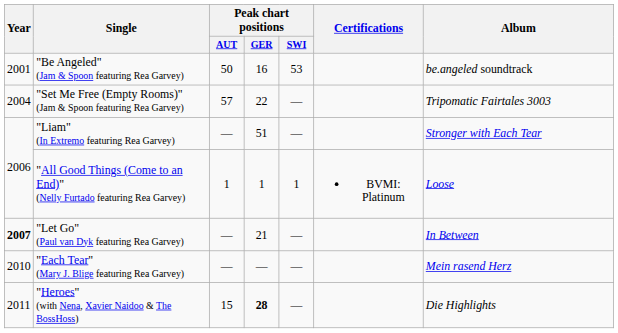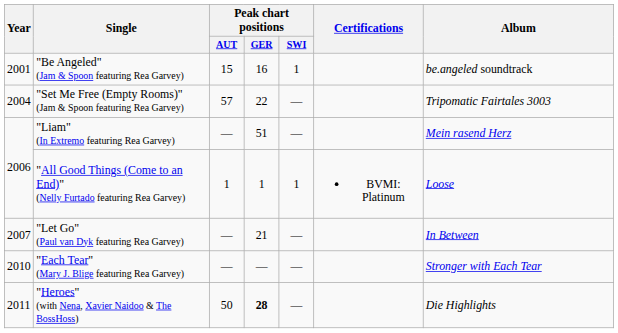(227, 69) 50 -> (227, 69) 15
(297, 69) 53 -> (297, 69) 1
(484, 133) Stronger with Each Tear -> (469, 133) Mein rasend Herz
(19, 234) bold -> (19, 234) normal
(469, 266) Mein rasend Herz -> (484, 266) Stronger with Each Tear
(227, 305) 15 -> (227, 305) 50
